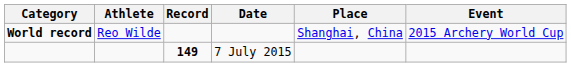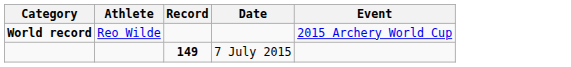- column: (350, 14)
